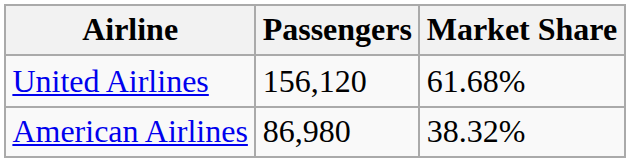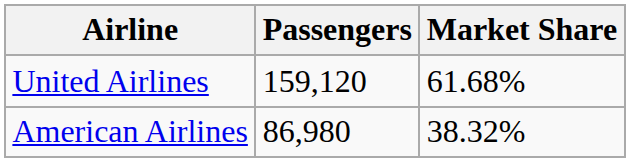(315, 80) 156,120 -> (315, 80) 159,120
